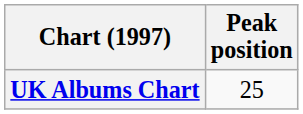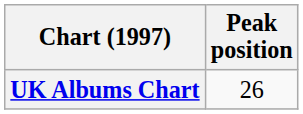(252, 89) 25 -> (252, 89) 26
